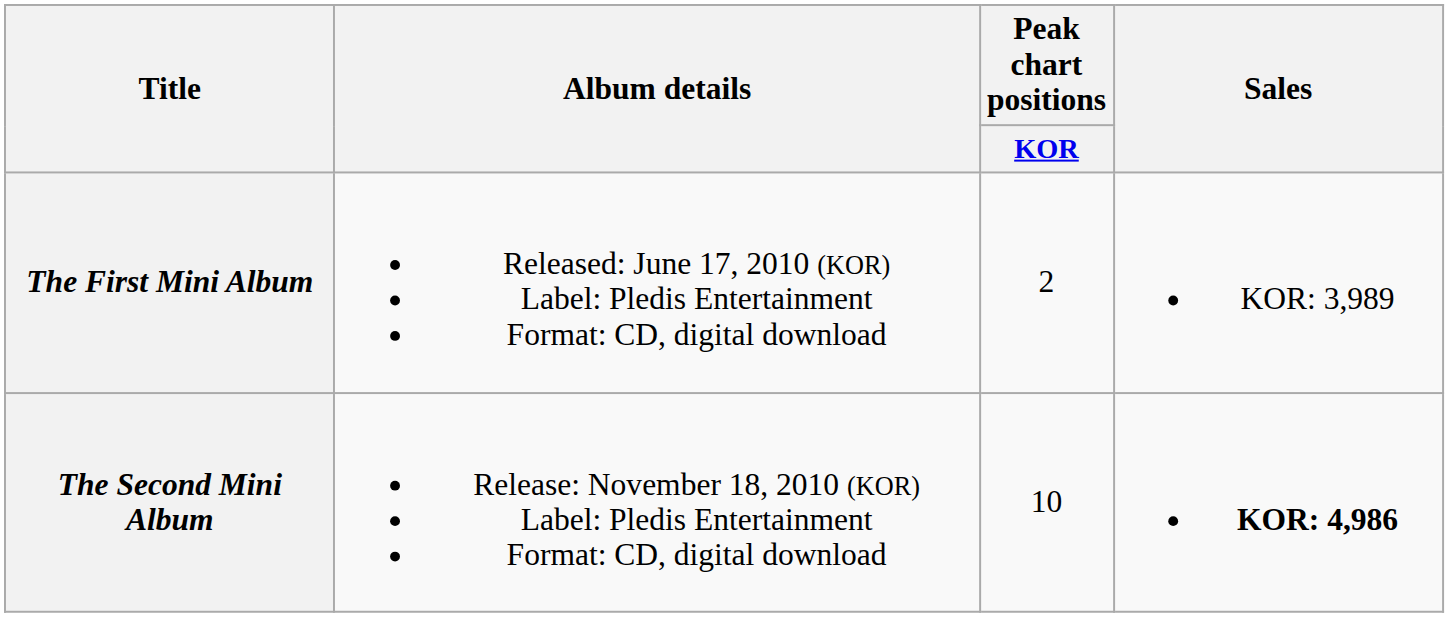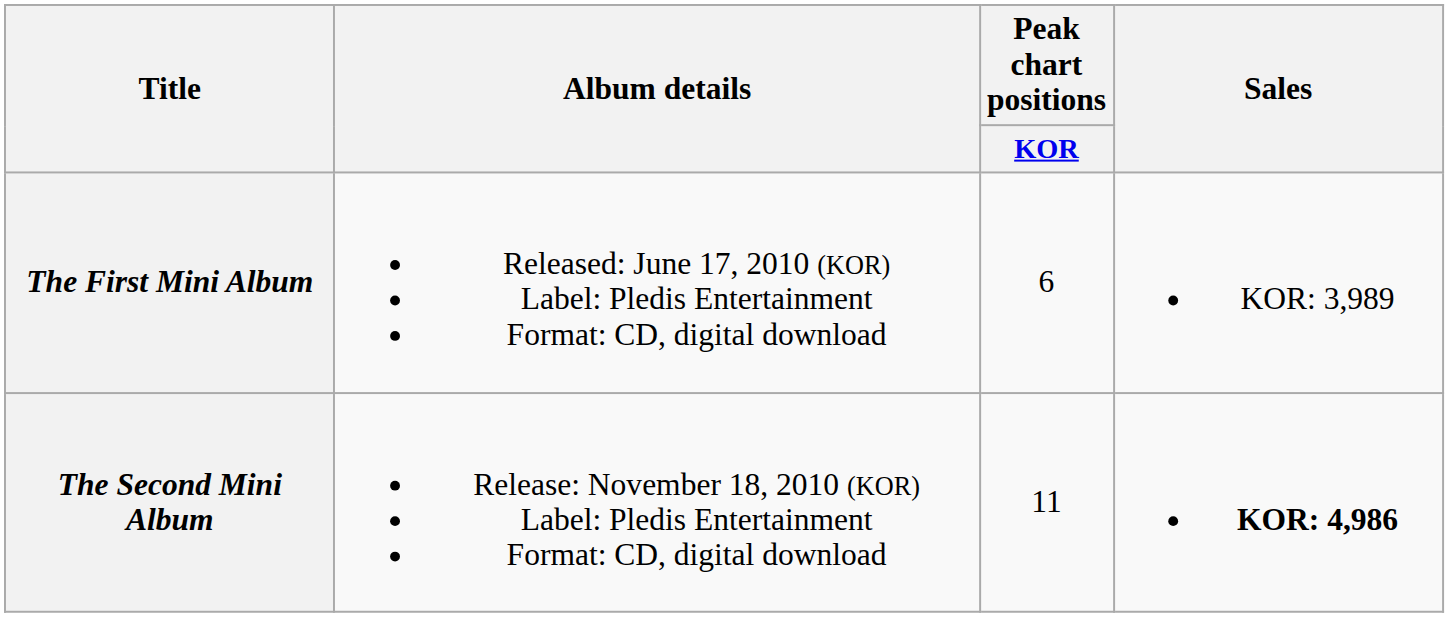(1046, 281) 2 -> (1046, 281) 6
(1046, 501) 10 -> (1046, 501) 11
